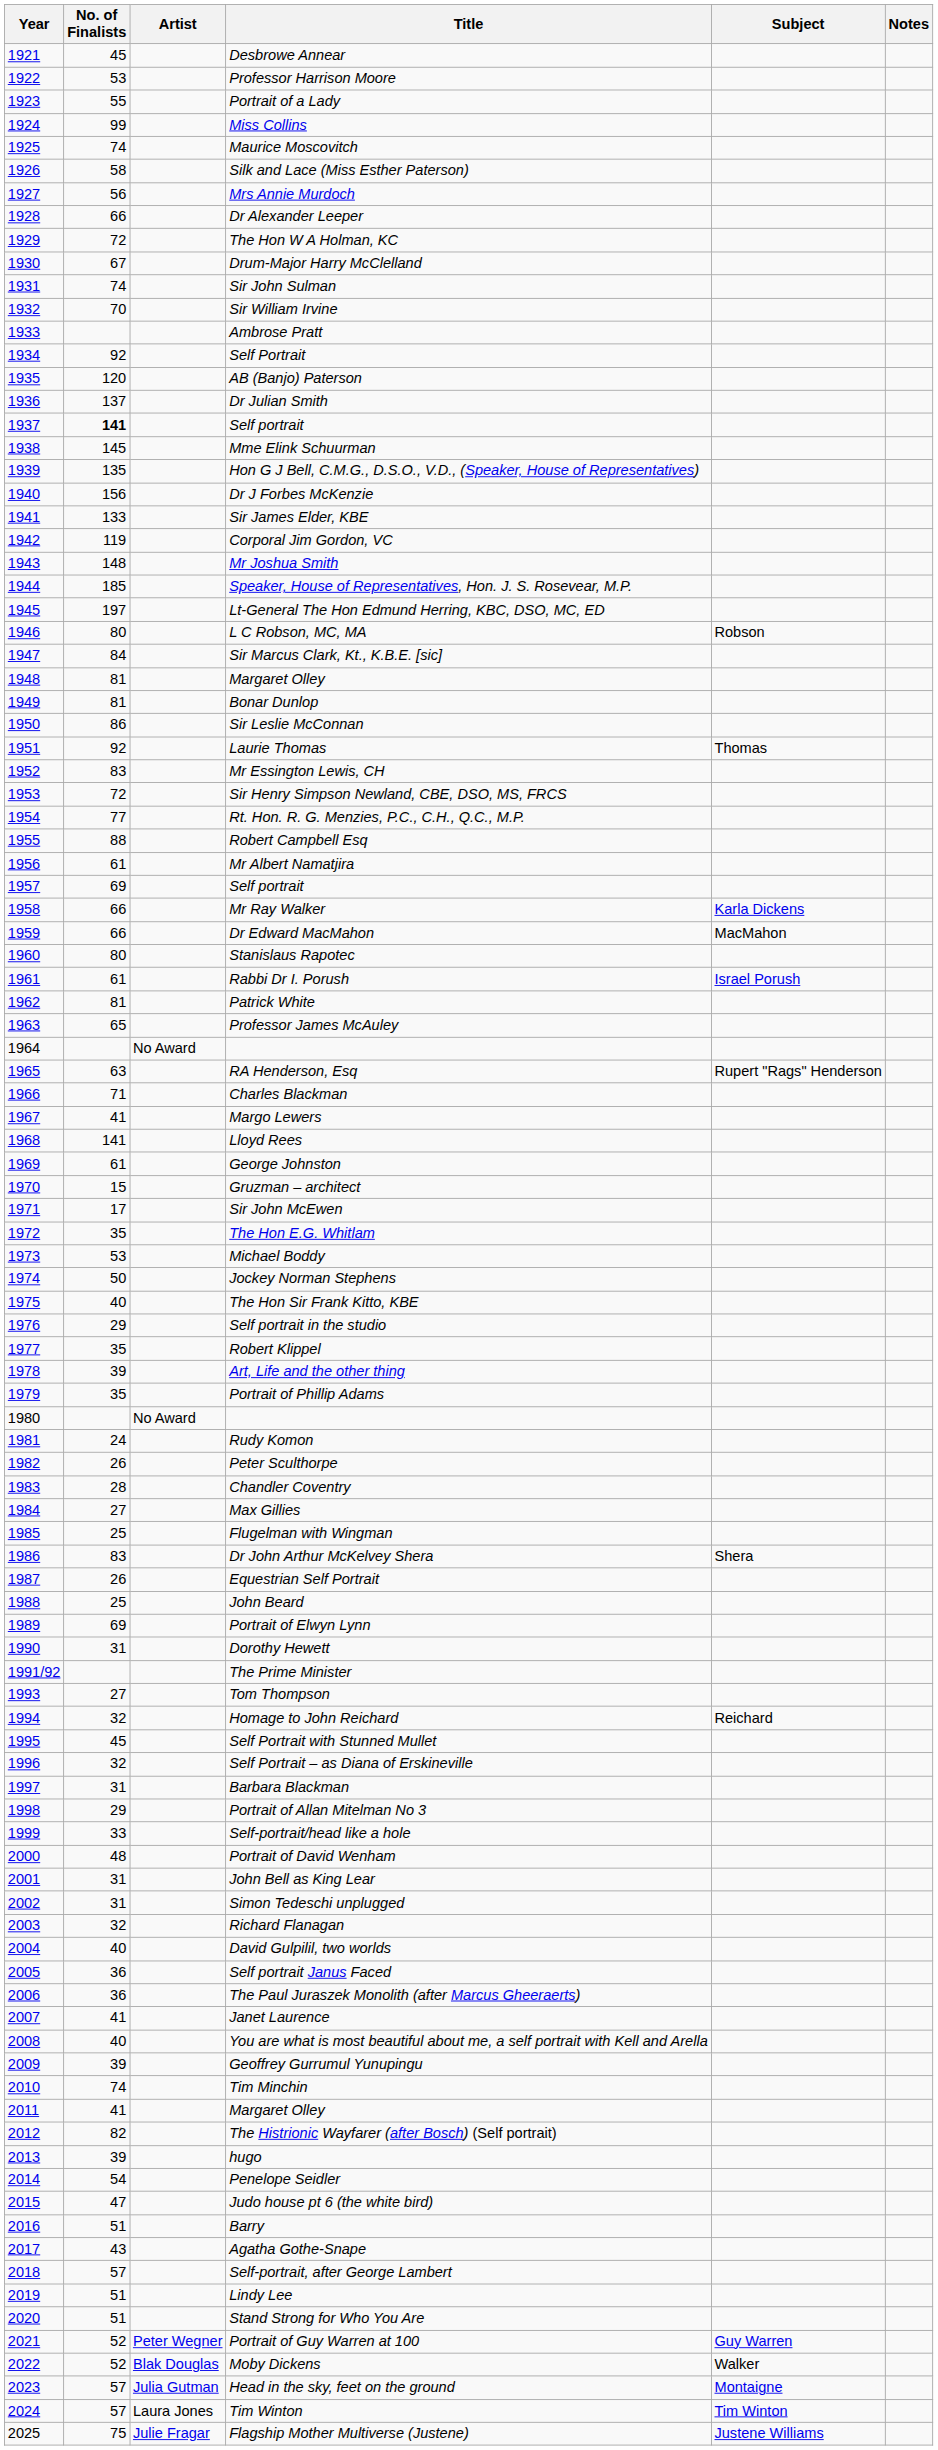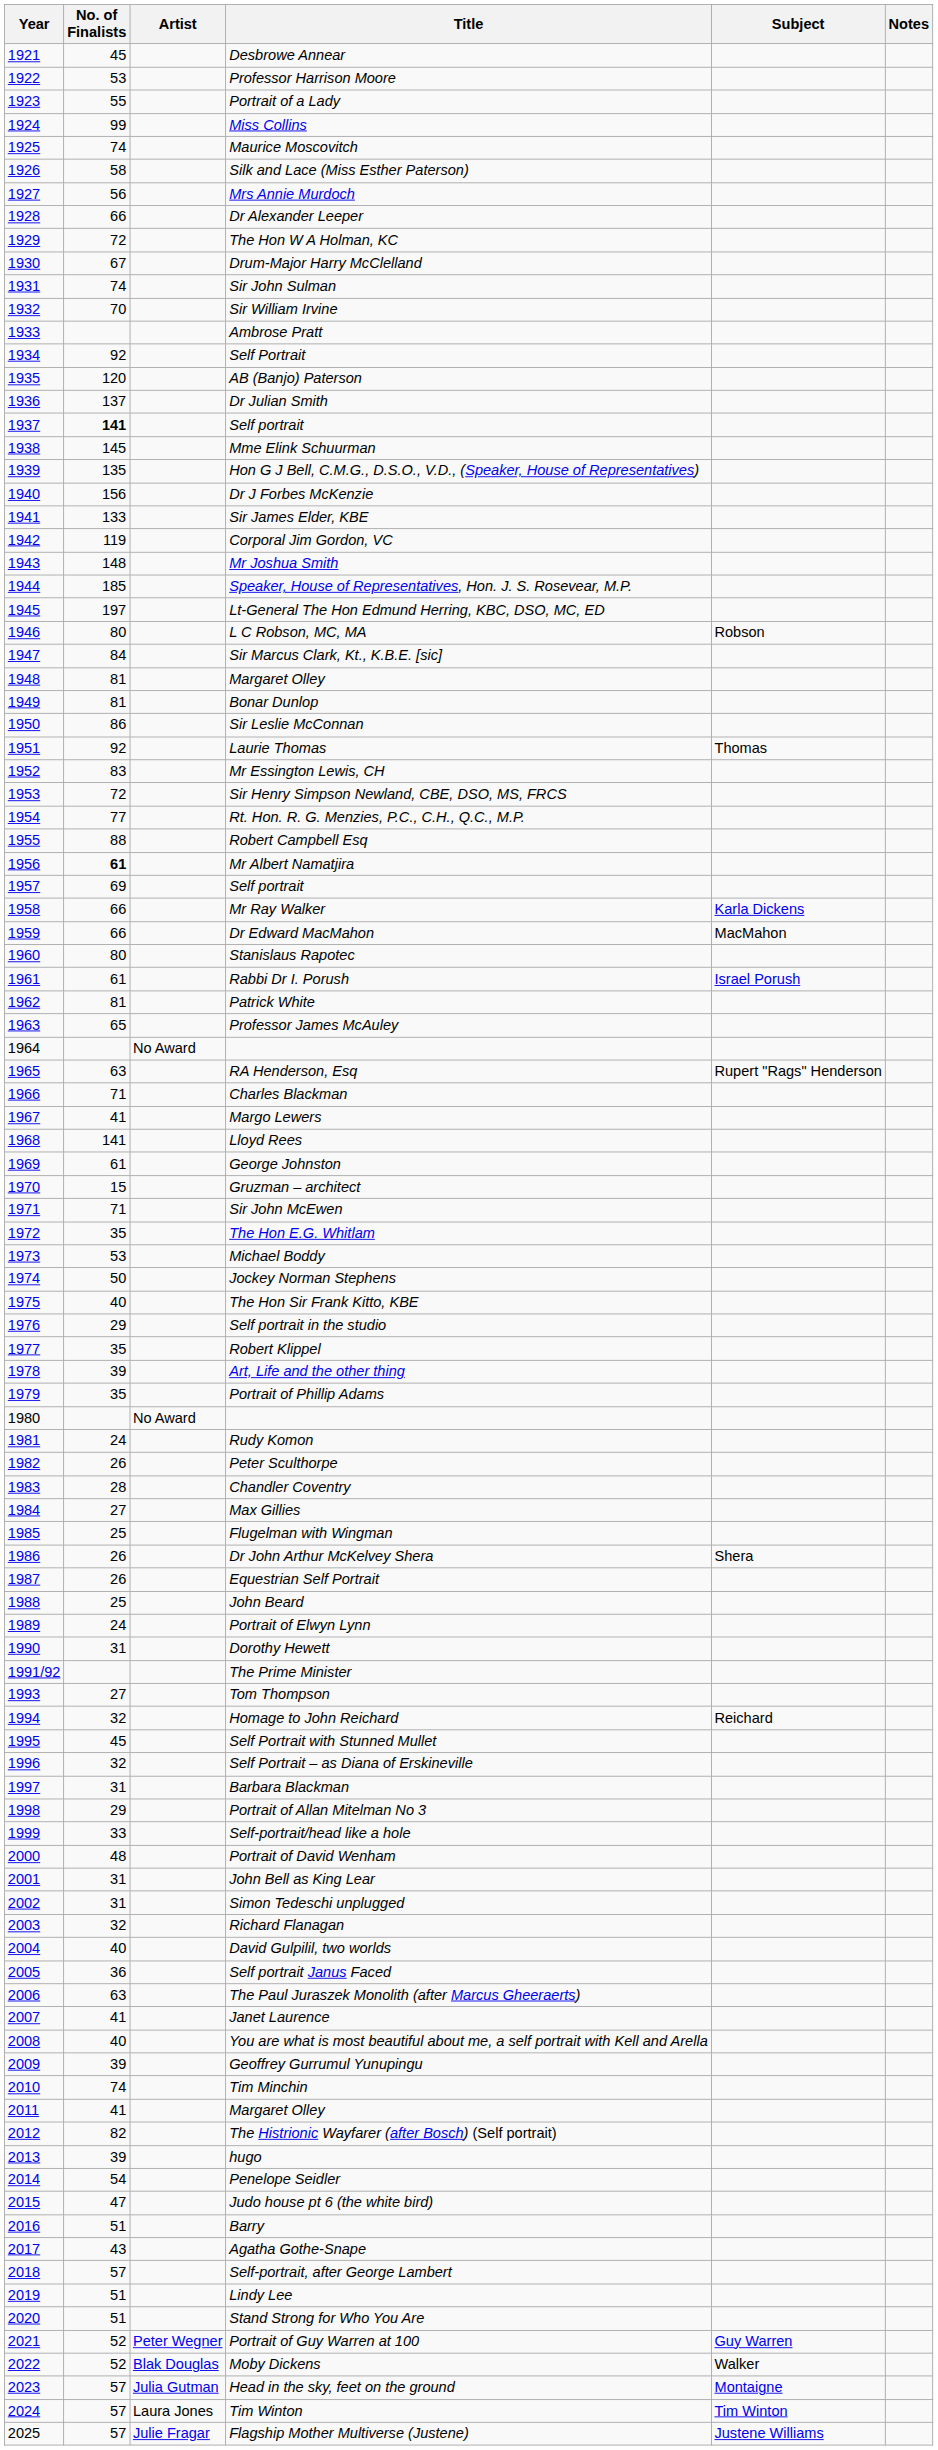(118, 863) normal -> (118, 863) bold
(118, 1210) 17 -> (118, 1210) 71
(118, 1556) 83 -> (118, 1556) 26
(118, 1625) 69 -> (118, 1625) 24
(118, 1995) 36 -> (118, 1995) 63
(118, 2433) 75 -> (118, 2433) 57
